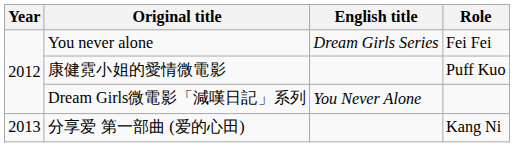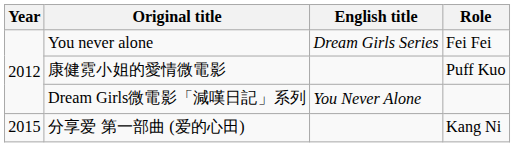(24, 127) 2013 -> (24, 127) 2015
